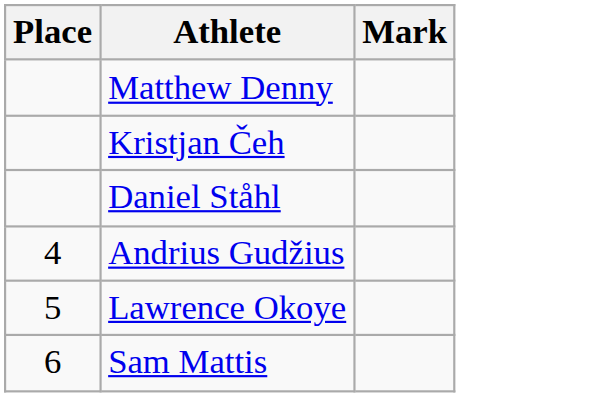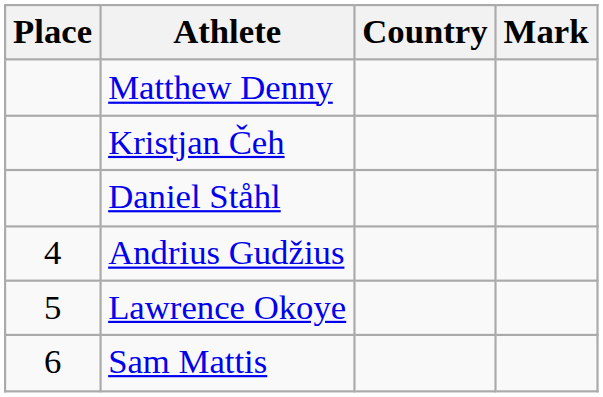+ column: (425, 32)
